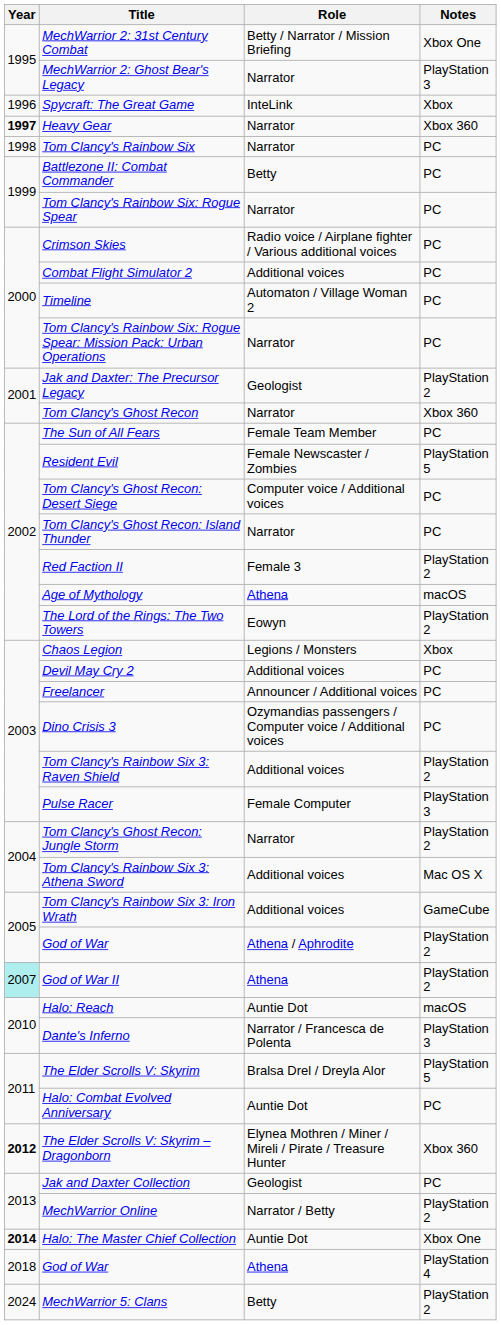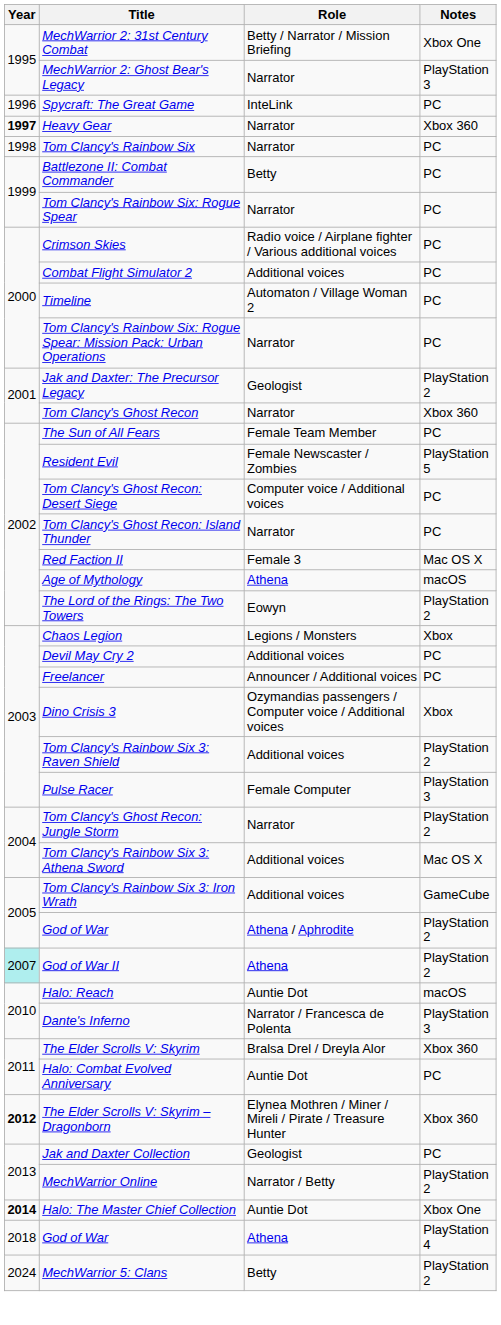(438, 105) Xbox -> (432, 105) PC
(456, 566) PlayStation 2 -> (453, 559) Mac OS X
(432, 726) PC -> (438, 712) Xbox
(456, 1070) PlayStation 5 -> (451, 1048) Xbox 360
